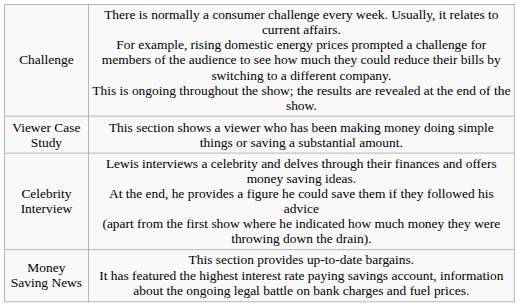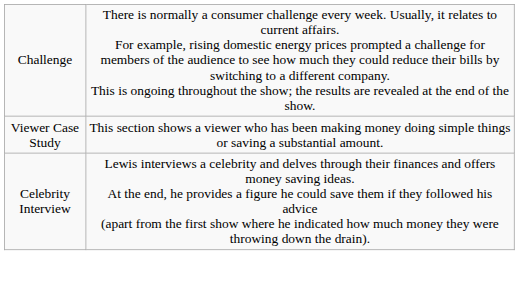- row: (46, 275)
